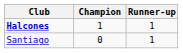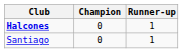(100, 26) 1 -> (100, 26) 0
